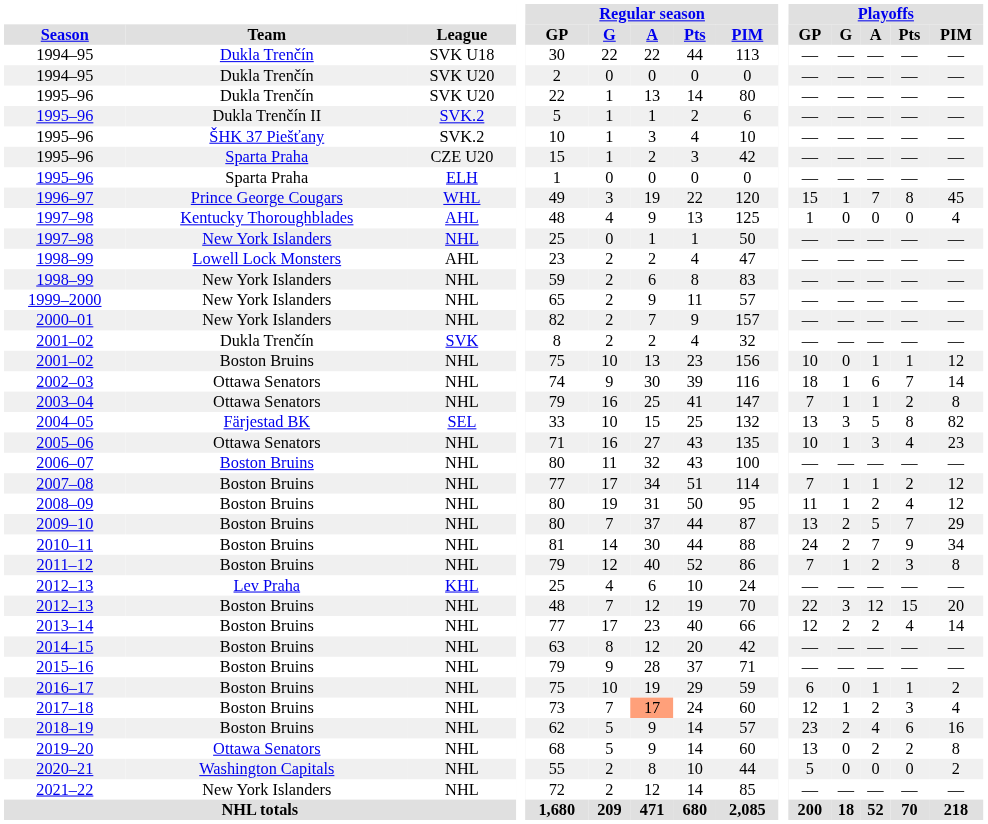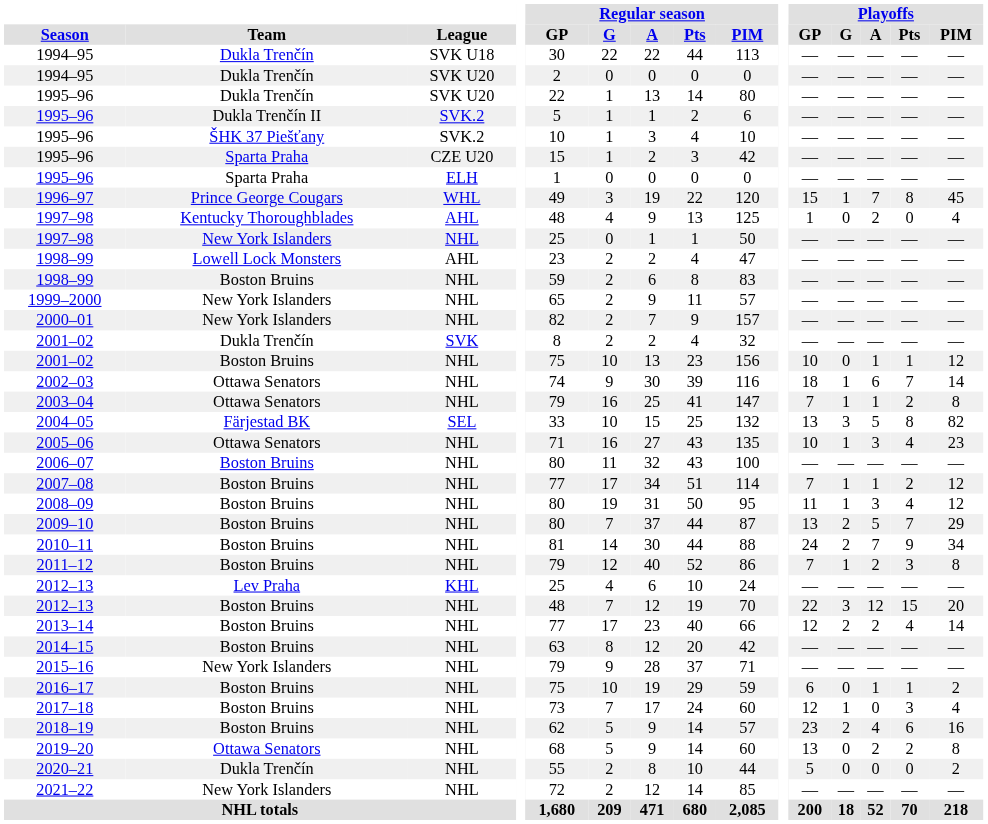(876, 218) 0 -> (876, 218) 2
(267, 279) New York Islanders -> (267, 279) Boston Bruins
(876, 503) 2 -> (876, 503) 3
(267, 666) Boston Bruins -> (267, 666) New York Islanders
(652, 707) lightsalmon background -> (652, 707) no background
(876, 707) 2 -> (876, 707) 0
(267, 768) Washington Capitals -> (267, 768) Dukla Trenčín
